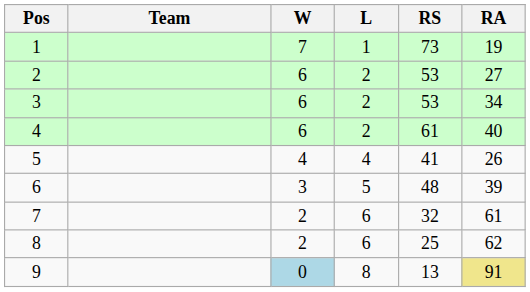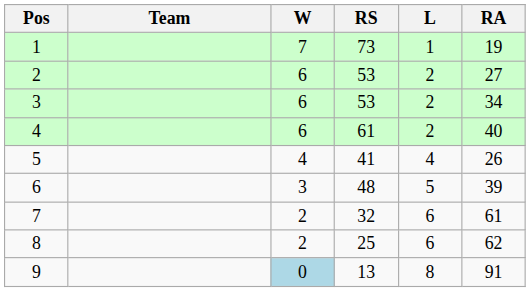columns swapped: (366, 18) <-> (430, 18)
(494, 272) khaki background -> (494, 272) no background
